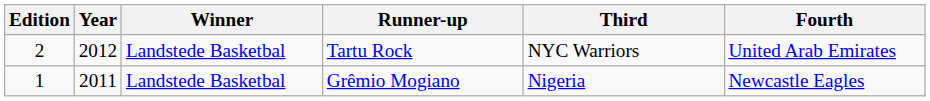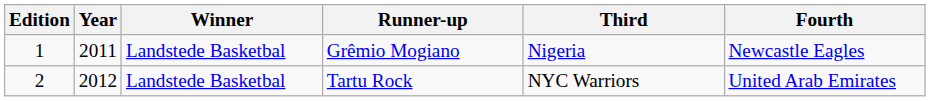rows swapped: (393, 80) <-> (370, 50)
